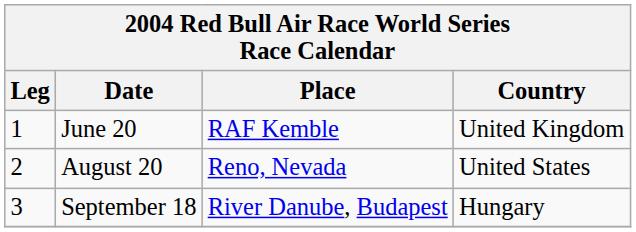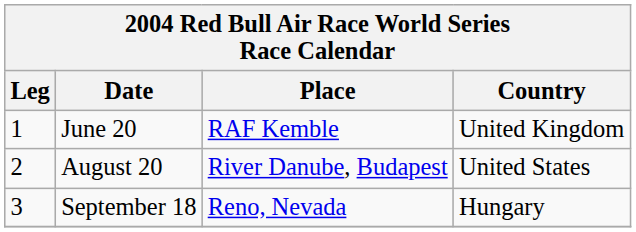(277, 167) Reno, Nevada -> (328, 167) River Danube, Budapest
(328, 206) River Danube, Budapest -> (277, 206) Reno, Nevada
